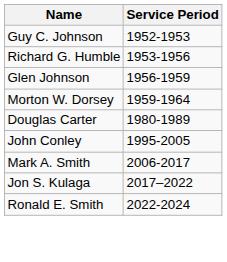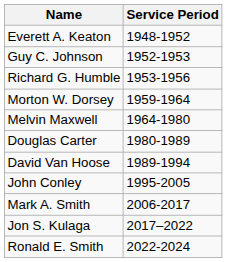+ row: (59, 36)
- row: (48, 78)
+ row: (52, 120)
+ row: (59, 162)
